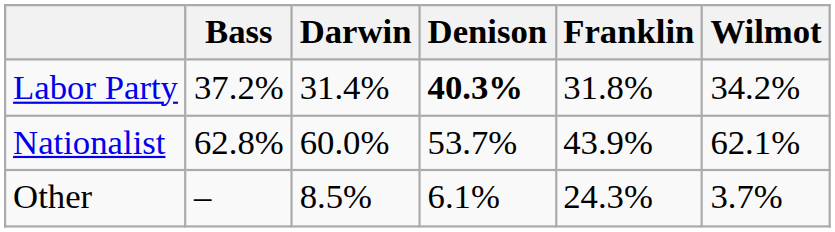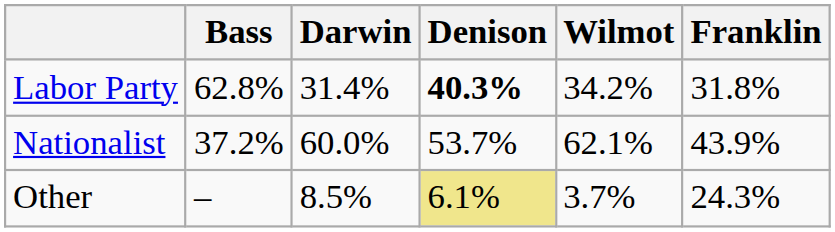columns swapped: (629, 32) <-> (766, 32)
(239, 87) 37.2% -> (239, 87) 62.8%
(239, 142) 62.8% -> (239, 142) 37.2%
(464, 197) no background -> (464, 197) khaki background
